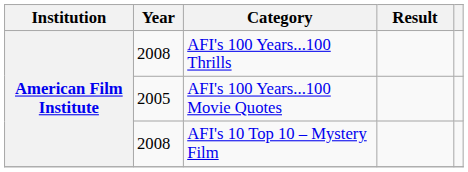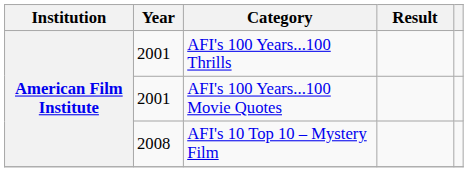(154, 53) 2008 -> (154, 53) 2001
(154, 98) 2005 -> (154, 98) 2001
